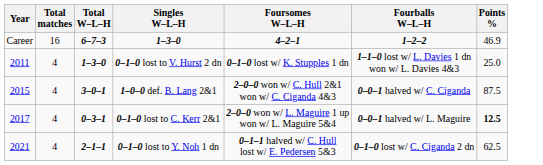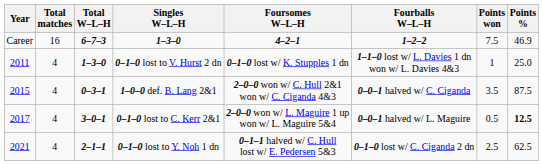+ column: (492, 18)
(94, 90) 3–0–1 -> (94, 90) 0–3–1
(94, 118) 0–3–1 -> (94, 118) 3–0–1
